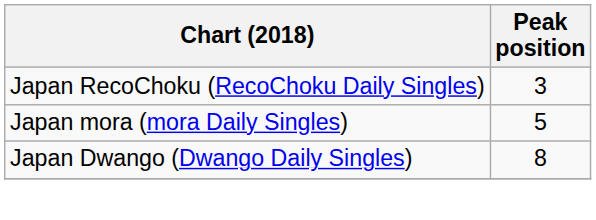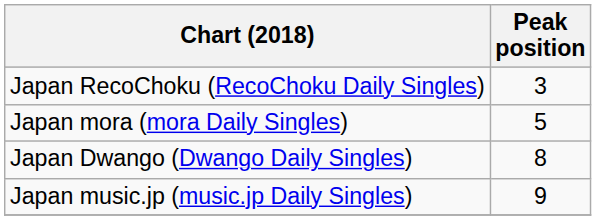+ row: (211, 196)
